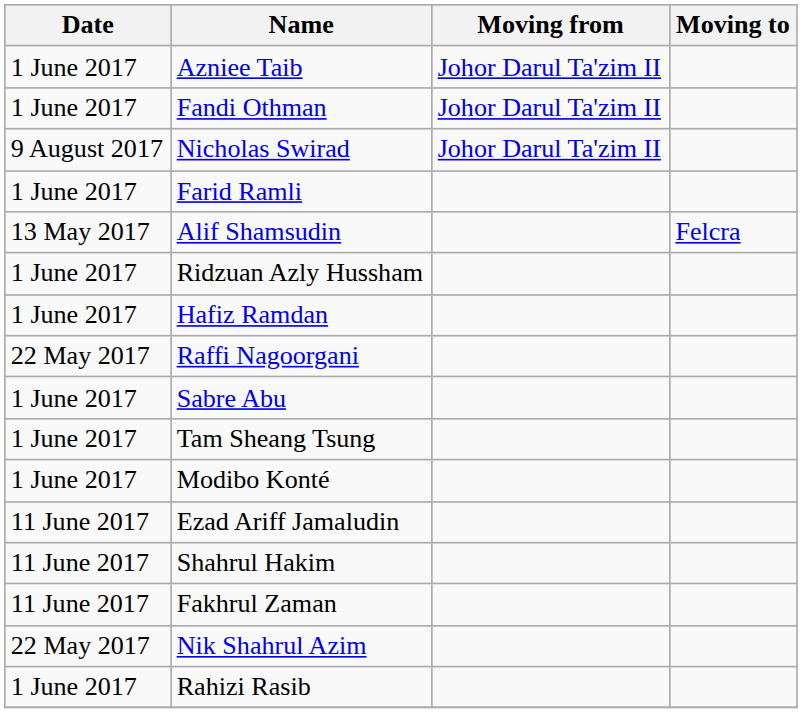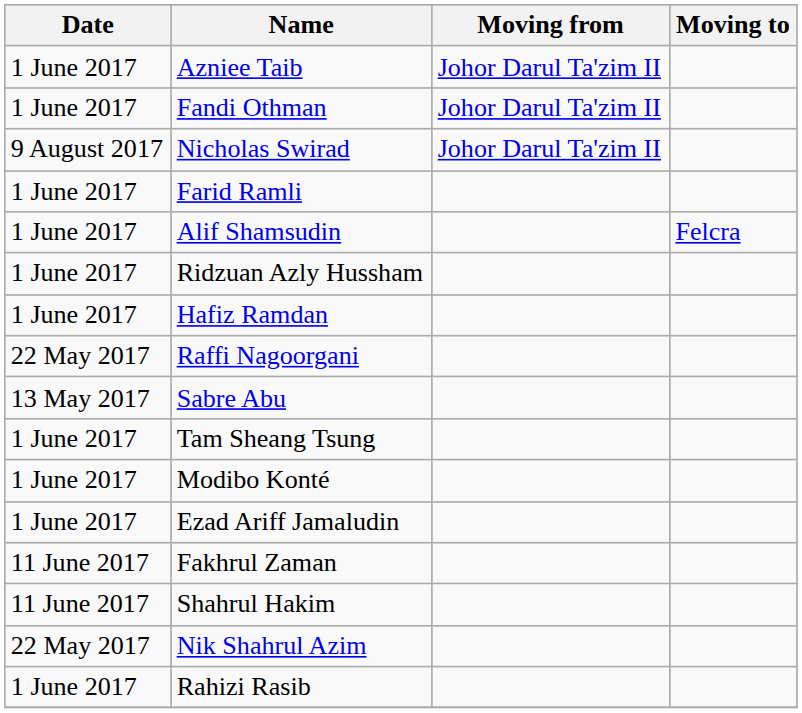(80, 231) 13 May 2017 -> (74, 231) 1 June 2017
(74, 397) 1 June 2017 -> (80, 397) 13 May 2017
(80, 521) 11 June 2017 -> (74, 521) 1 June 2017
rows swapped: (256, 562) <-> (257, 604)
